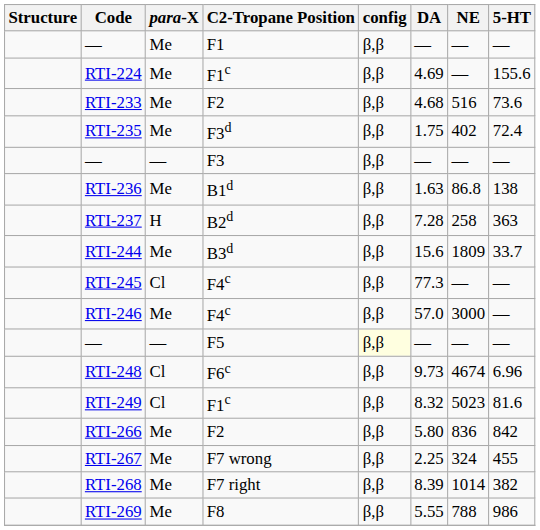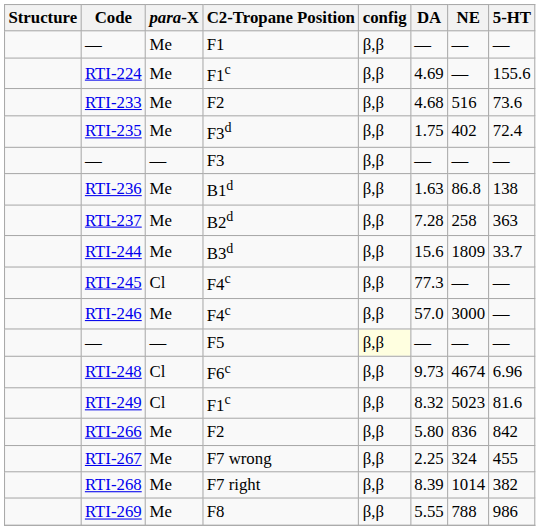(156, 220) H -> (161, 220) Me
